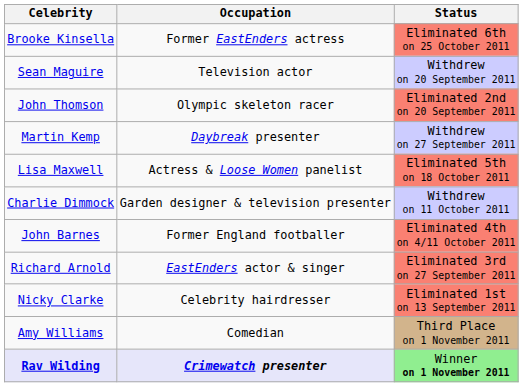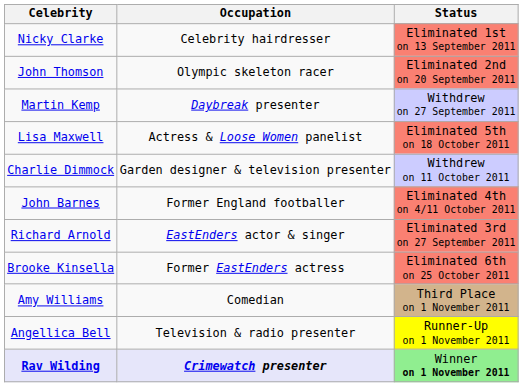rows swapped: (61, 301) <-> (61, 40)
- row: (61, 72)
+ row: (61, 333)
